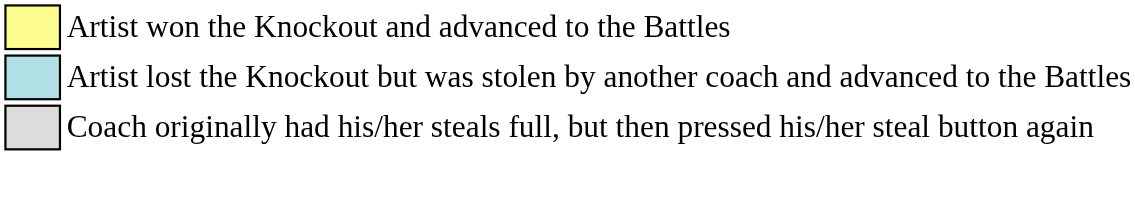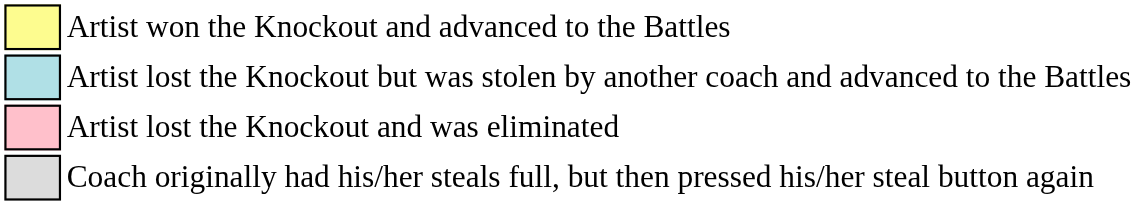+ row: (343, 126)
